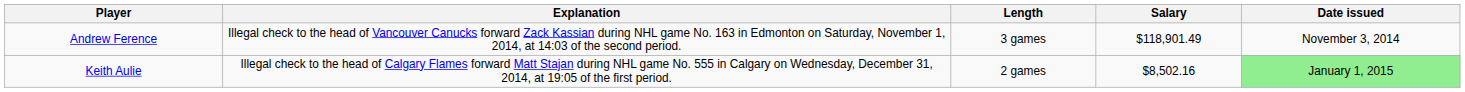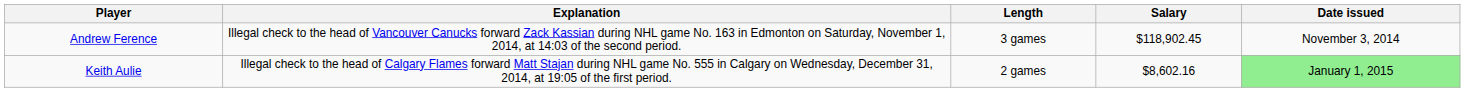(1169, 39) $118,901.49 -> (1169, 39) $118,902.45
(1169, 71) $8,502.16 -> (1169, 71) $8,602.16
